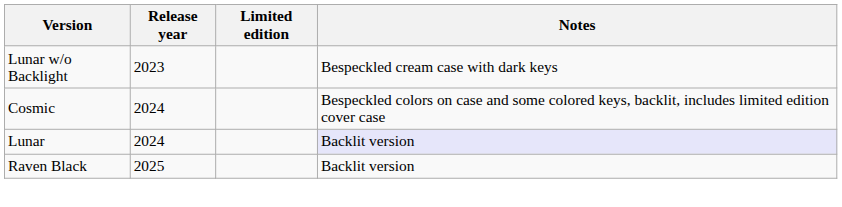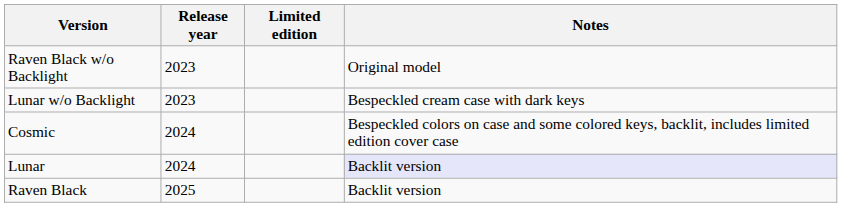+ row: (61, 66)
